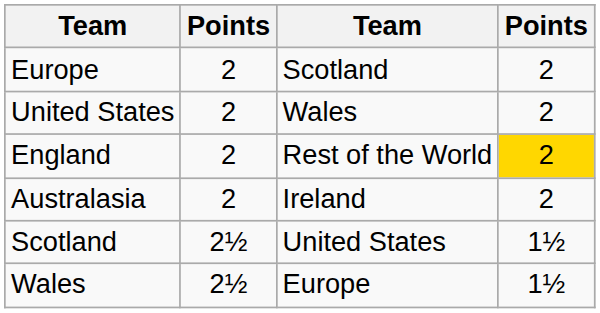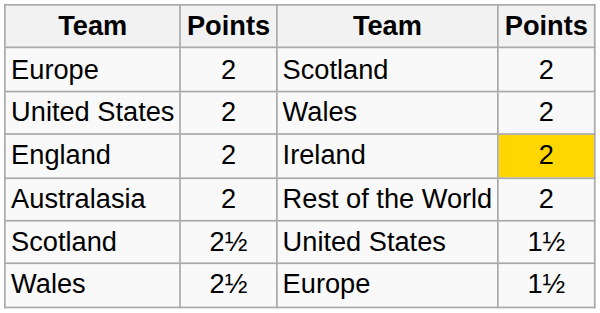(387, 155) Rest of the World -> (324, 155) Ireland
(324, 198) Ireland -> (387, 198) Rest of the World
